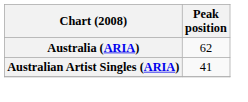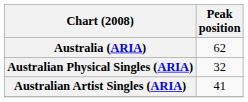+ row: (100, 67)
